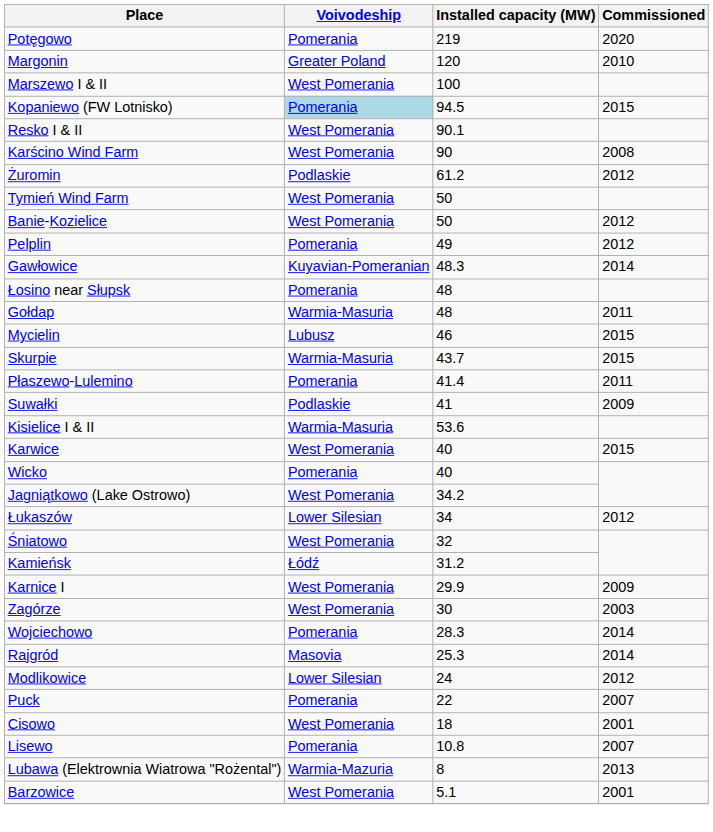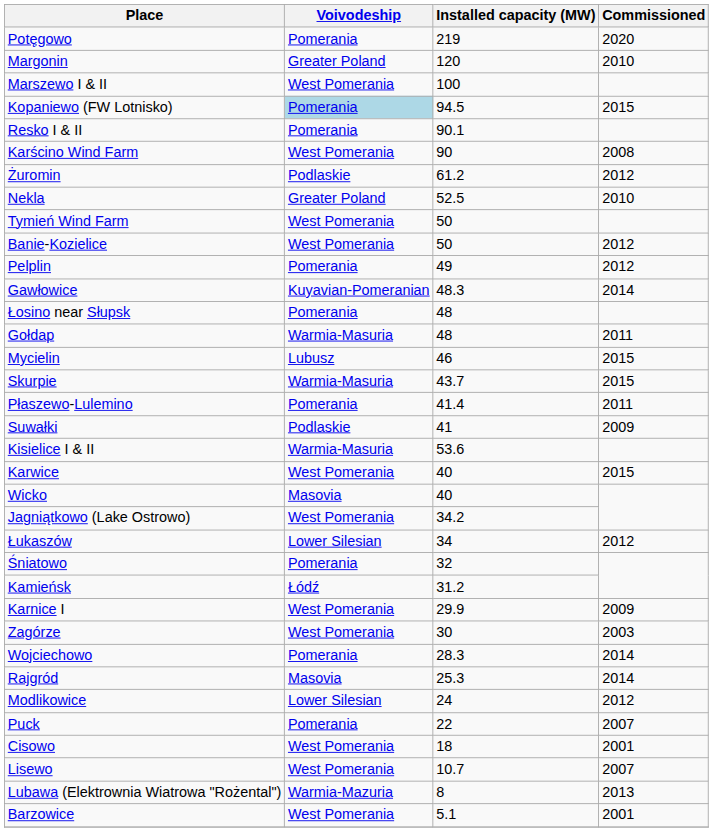(341, 130) West Pomerania -> (323, 130) Pomerania
+ row: (26, 198)
(323, 472) Pomerania -> (315, 495) Masovia
(341, 541) West Pomerania -> (323, 564) Pomerania
(323, 746) Pomerania -> (341, 769) West Pomerania
(450, 746) 10.8 -> (450, 769) 10.7
